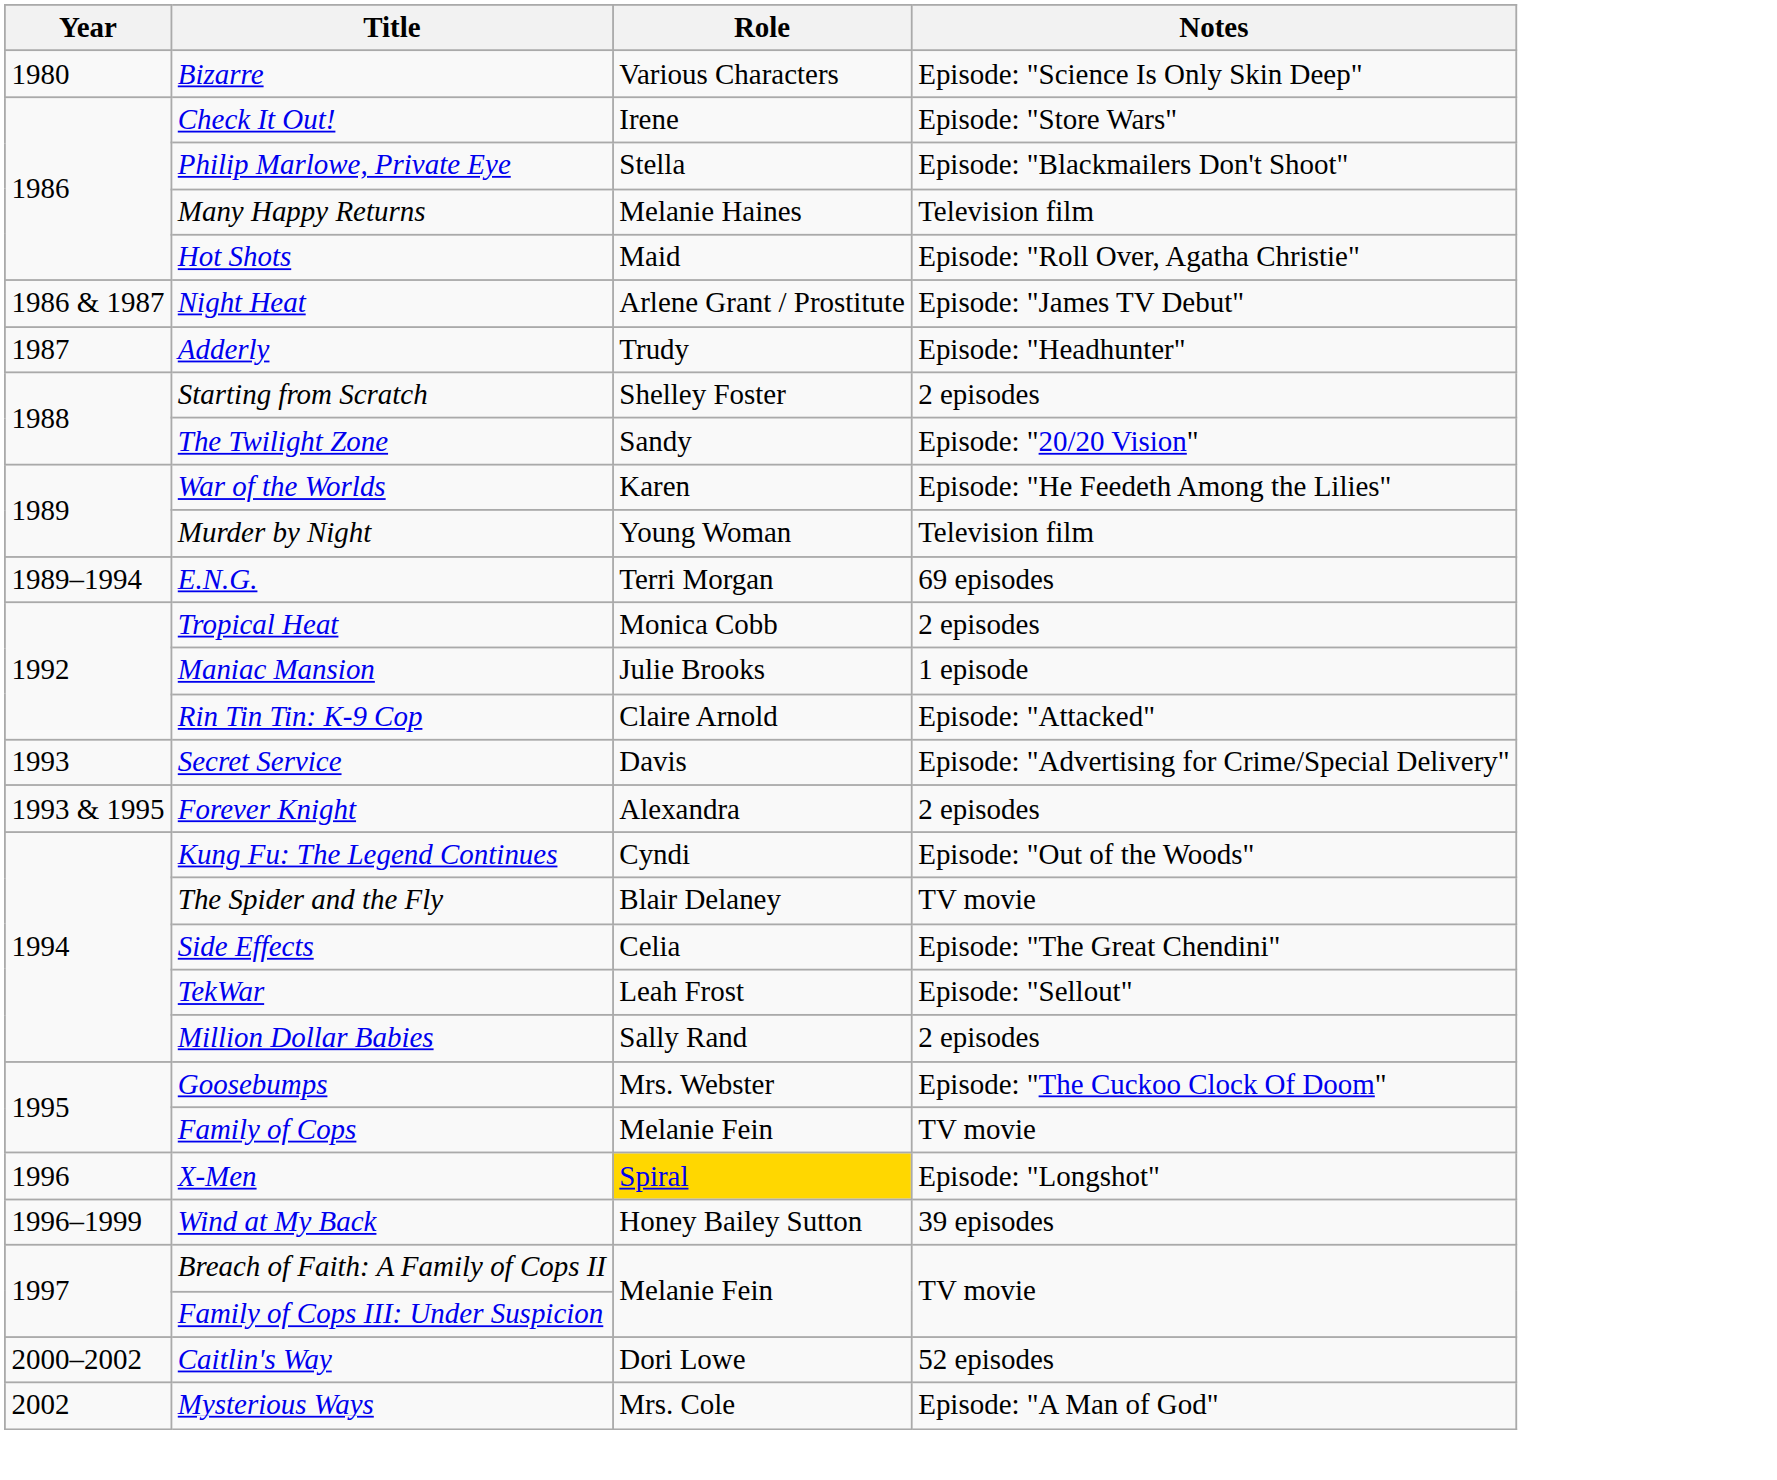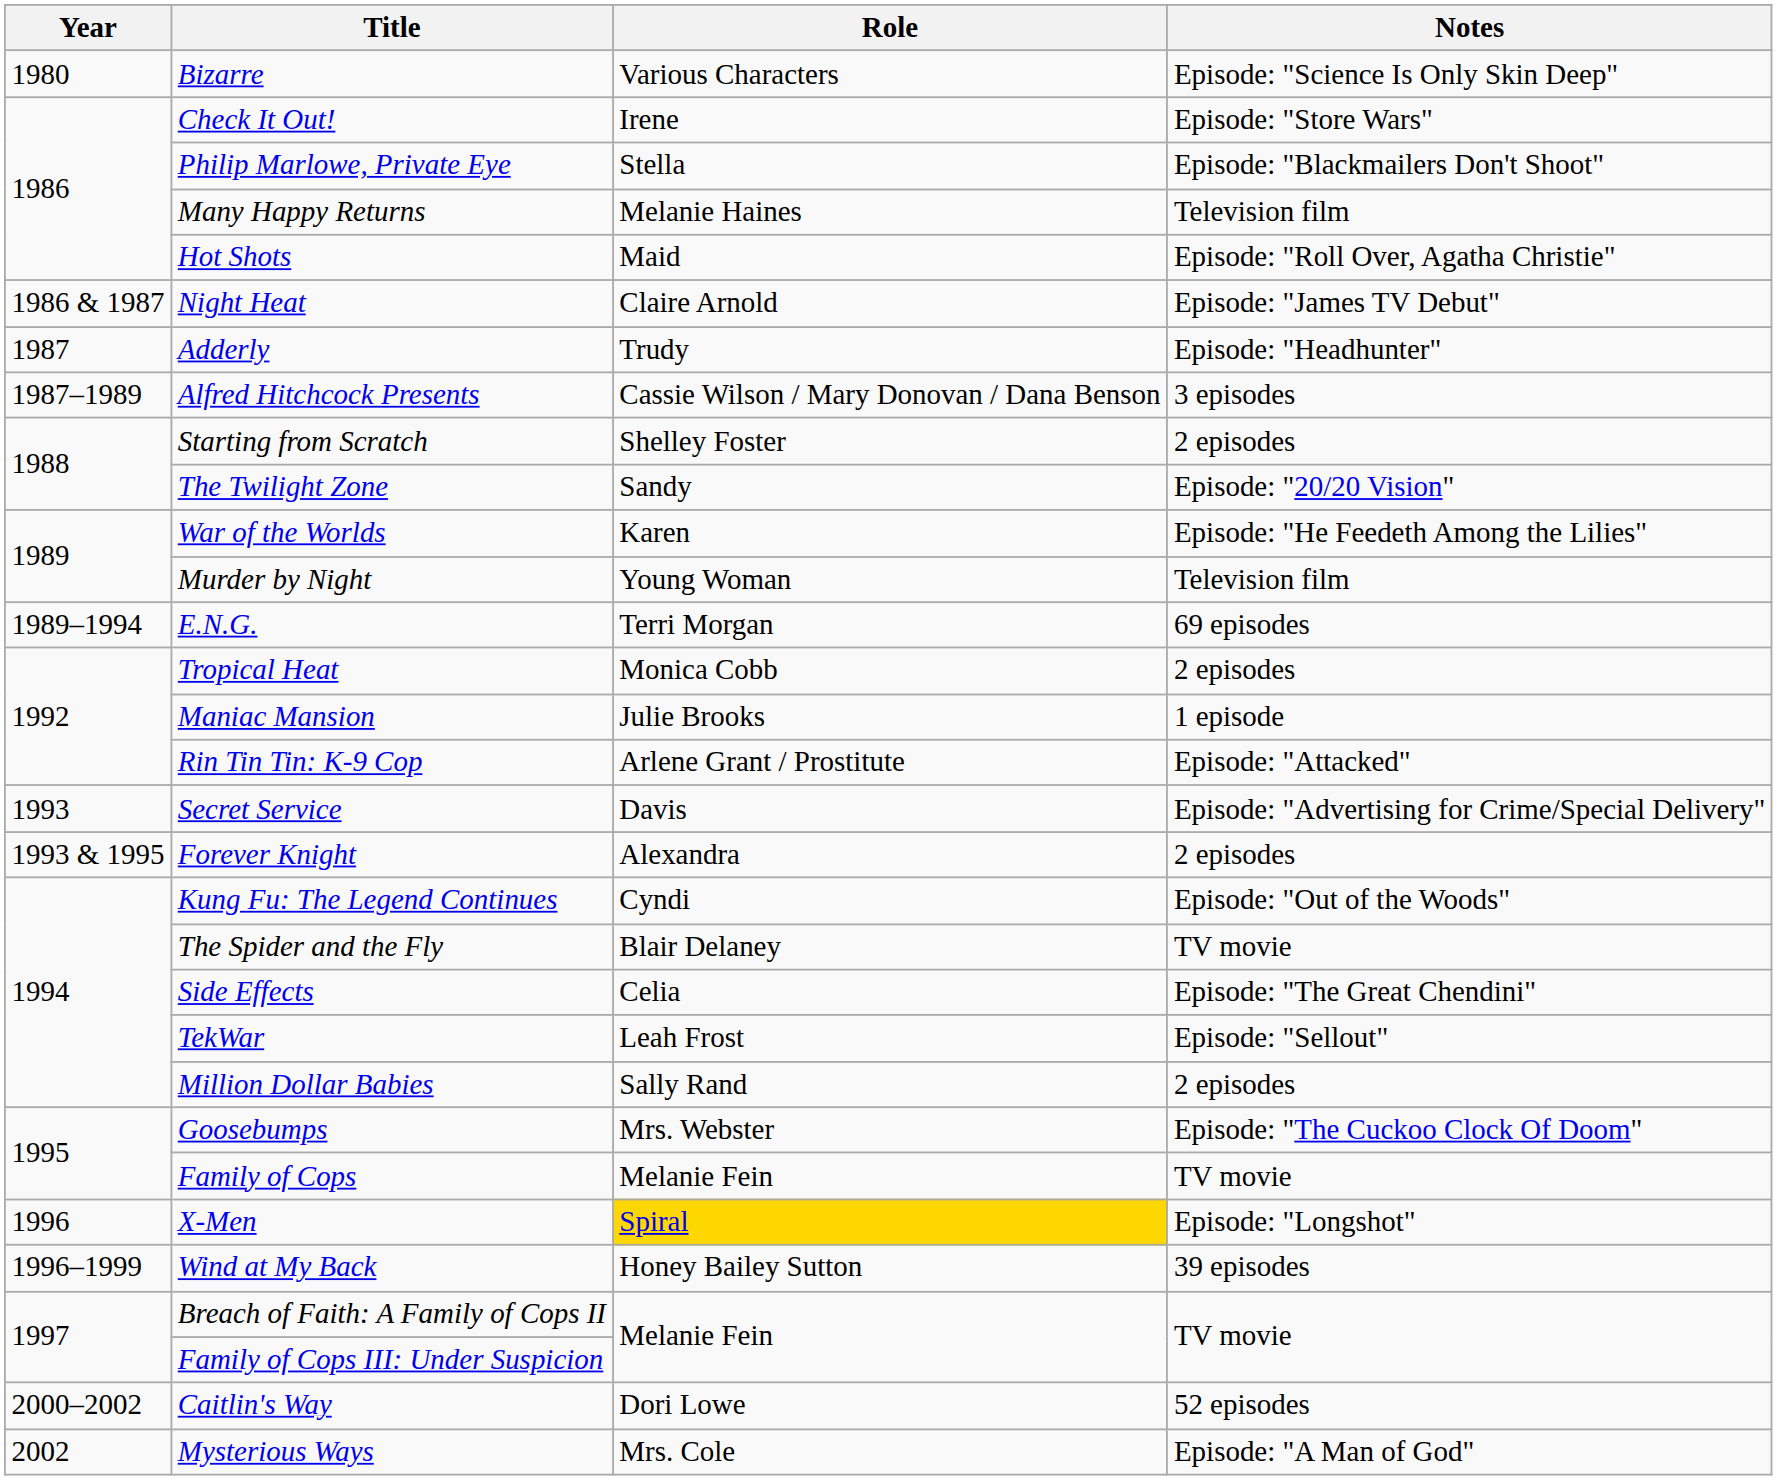(762, 303) Arlene Grant / Prostitute -> (699, 303) Claire Arnold
+ row: (329, 394)
(699, 716) Claire Arnold -> (762, 762) Arlene Grant / Prostitute
